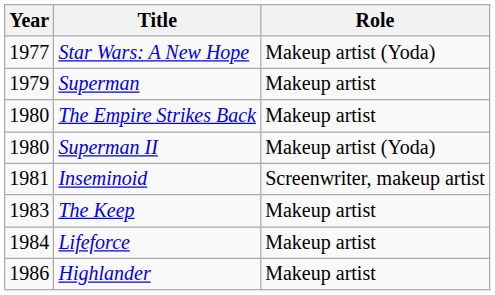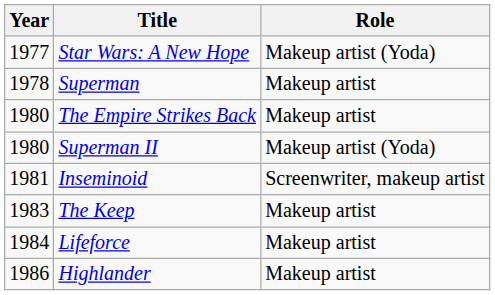(29, 83) 1979 -> (29, 83) 1978
